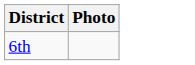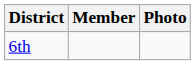+ column: (104, 18)
